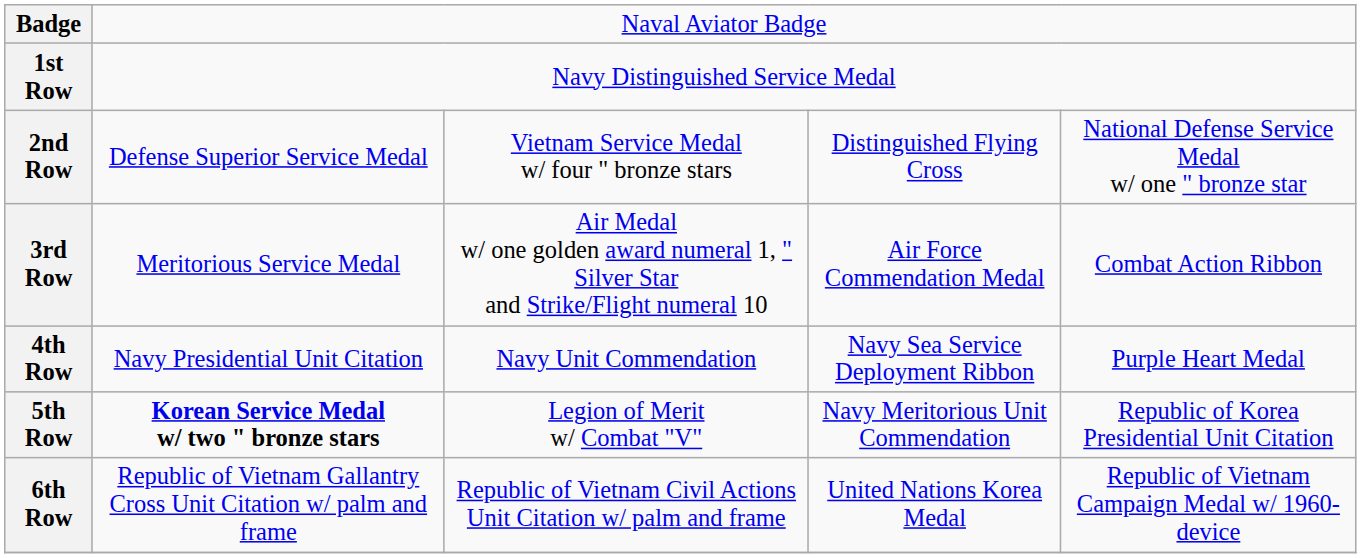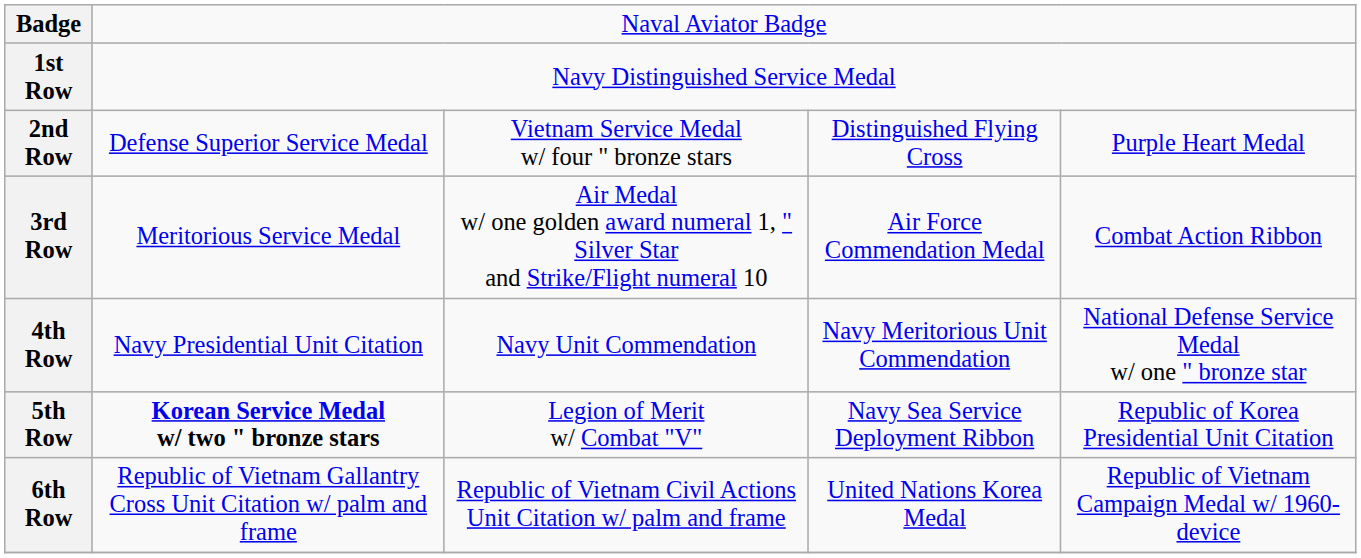(1208, 156) National Defense Service Medal w/ one " bronze star -> (1208, 142) Purple Heart Medal
(935, 358) Navy Sea Service Deployment Ribbon -> (935, 344) Navy Meritorious Unit Commendation
(1208, 358) Purple Heart Medal -> (1208, 344) National Defense Service Medal w/ one " bronze star
(935, 424) Navy Meritorious Unit Commendation -> (935, 424) Navy Sea Service Deployment Ribbon
